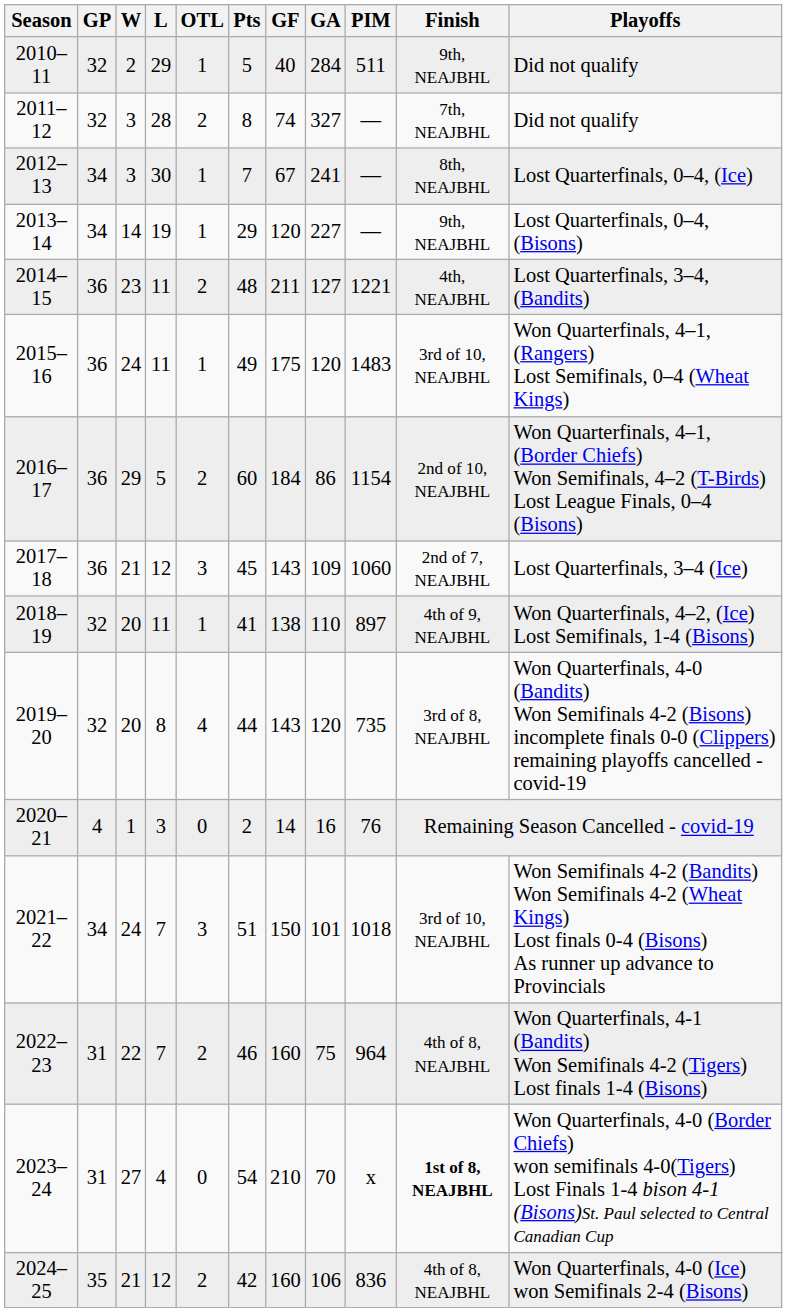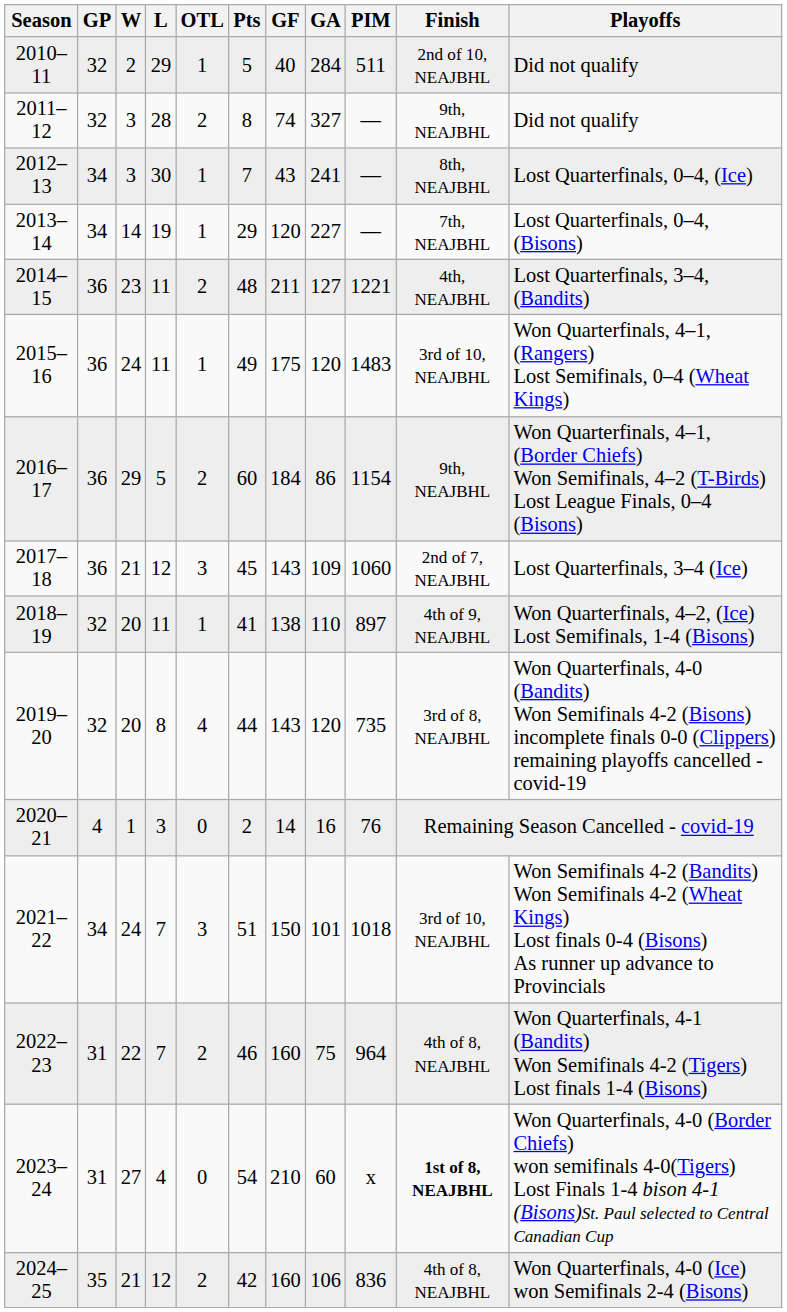(452, 66) 9th, NEAJBHL -> (452, 66) 2nd of 10, NEAJBHL
(452, 121) 7th, NEAJBHL -> (452, 121) 9th, NEAJBHL
(285, 175) 67 -> (285, 175) 43
(452, 232) 9th, NEAJBHL -> (452, 232) 7th, NEAJBHL
(452, 479) 2nd of 10, NEAJBHL -> (452, 479) 9th, NEAJBHL
(326, 1178) 70 -> (326, 1178) 60
